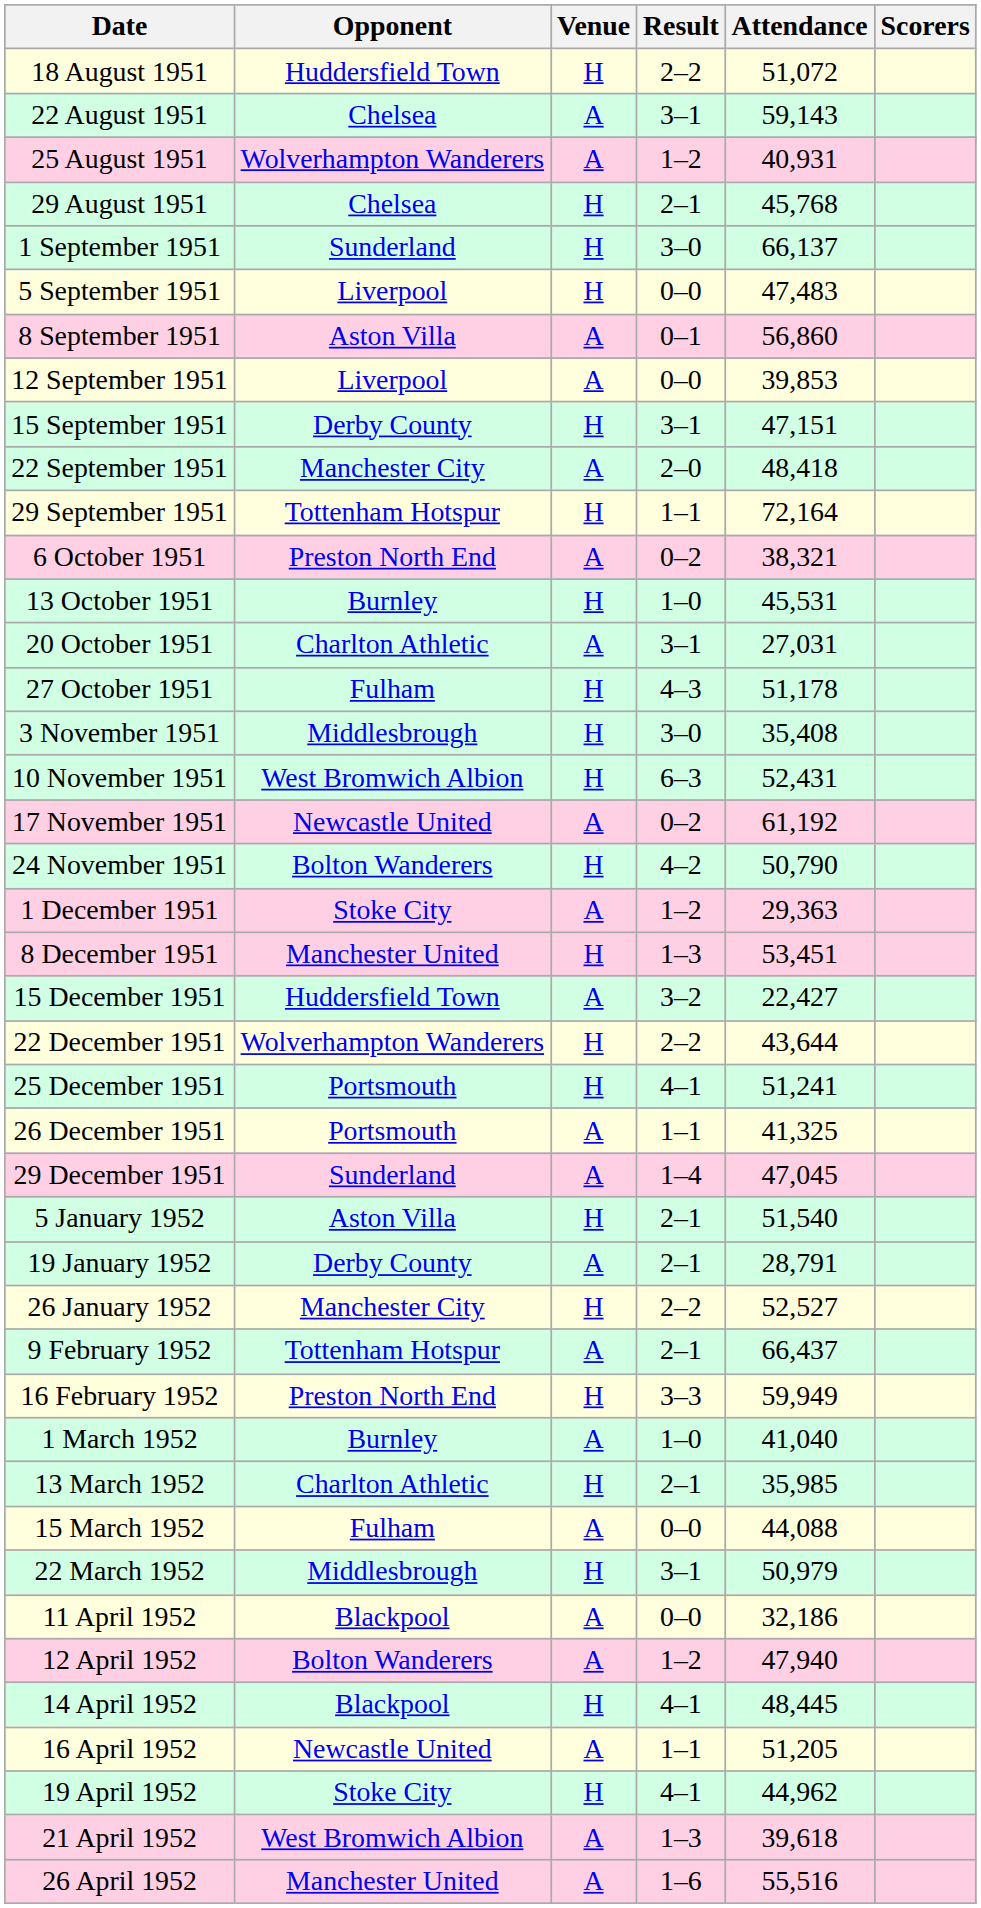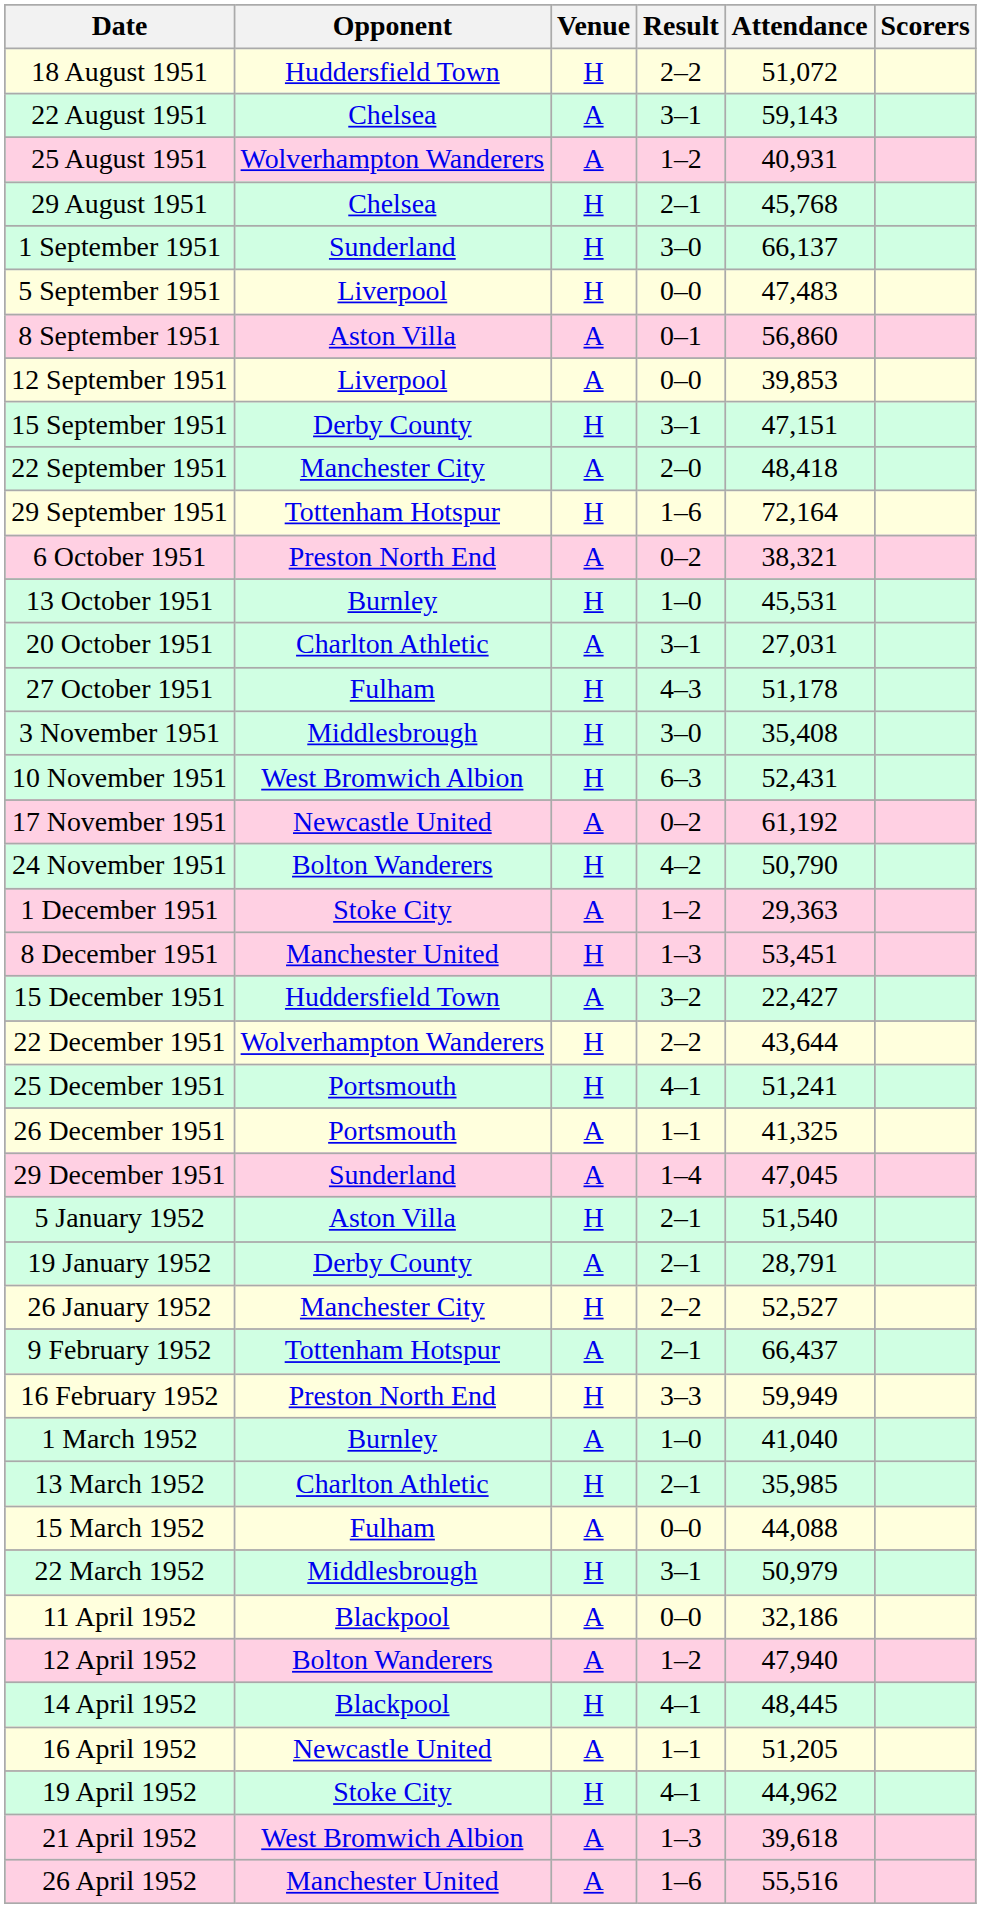(681, 512) 1–1 -> (681, 512) 1–6
